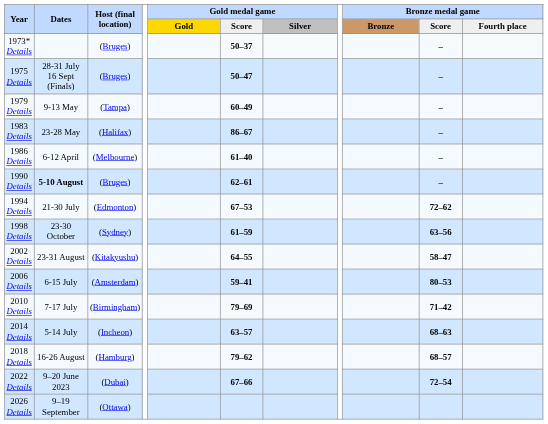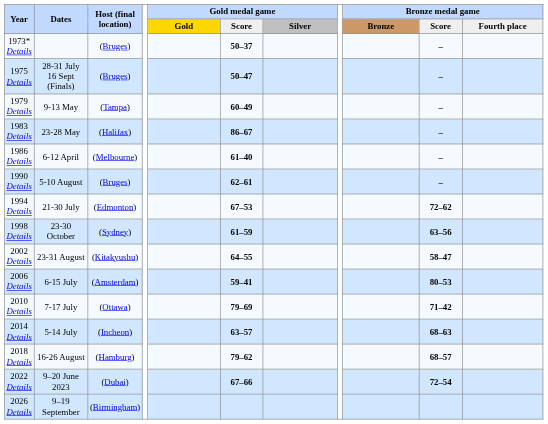(61, 181) bold -> (61, 181) normal
(115, 306) (Birmingham) -> (115, 306) (Ottawa)
(115, 406) (Ottawa) -> (115, 406) (Birmingham)
